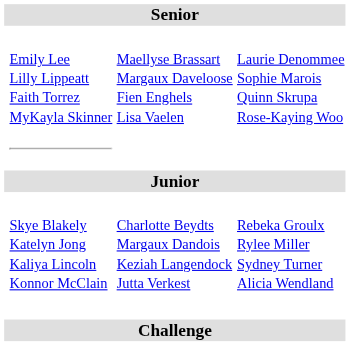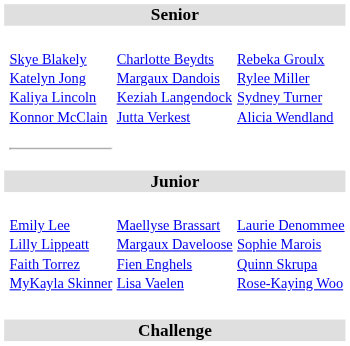rows swapped: (61, 88) <-> (59, 254)
